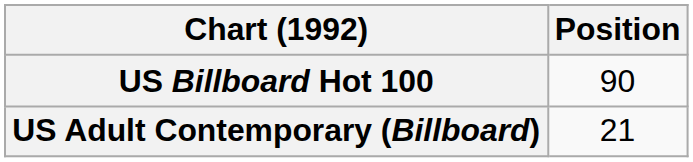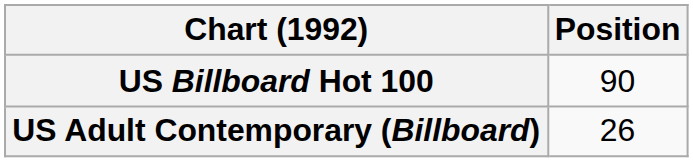(618, 130) 21 -> (618, 130) 26
